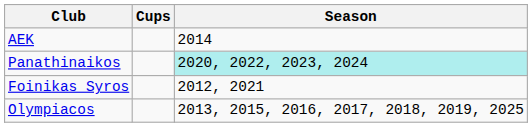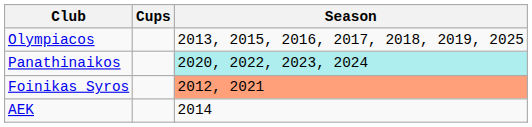rows swapped: (51, 110) <-> (21, 40)
(221, 87) no background -> (221, 87) lightsalmon background
